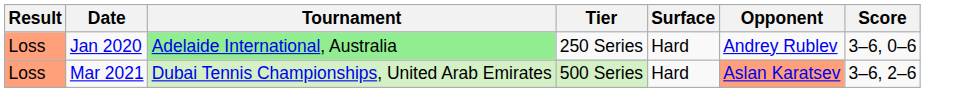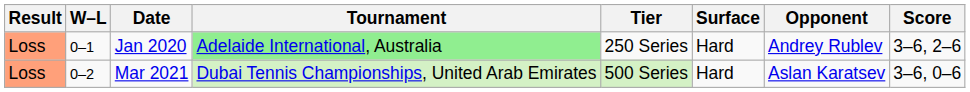+ column: (88, 18)
(882, 45) 3–6, 0–6 -> (927, 45) 3–6, 2–6
(782, 73) lightsalmon background -> (827, 73) no background
(882, 73) 3–6, 2–6 -> (927, 73) 3–6, 0–6
